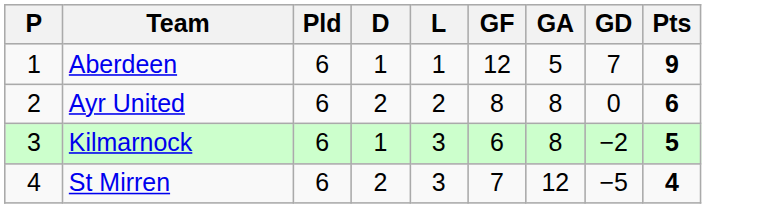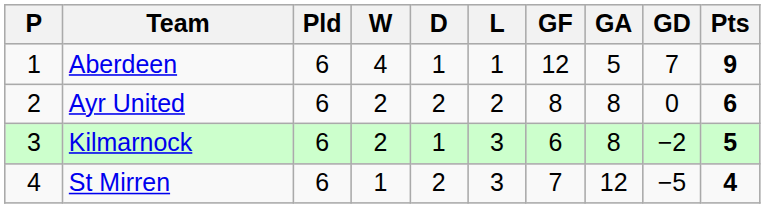+ column: (380, 24)
